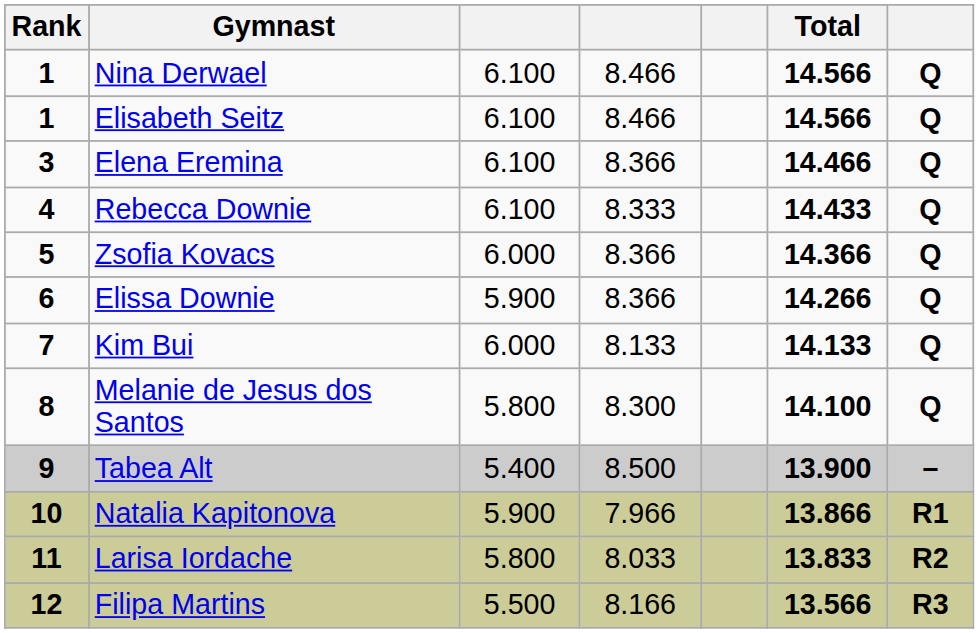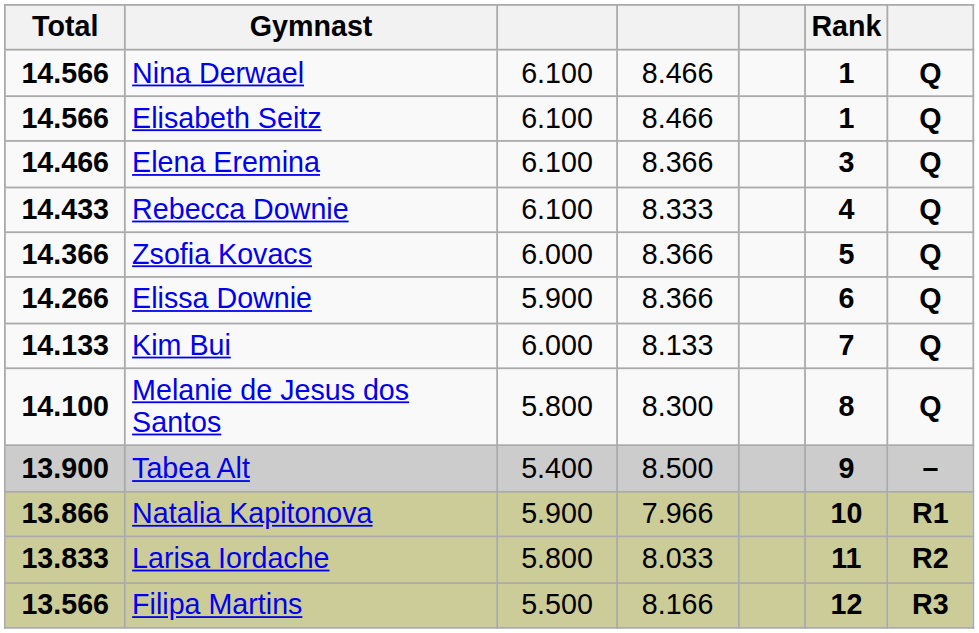columns swapped: (47, 27) <-> (828, 27)
